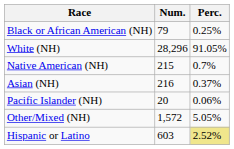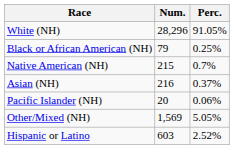rows swapped: (33, 48) <-> (80, 30)
(170, 118) 1,572 -> (170, 118) 1,569
(207, 135) khaki background -> (207, 135) no background
